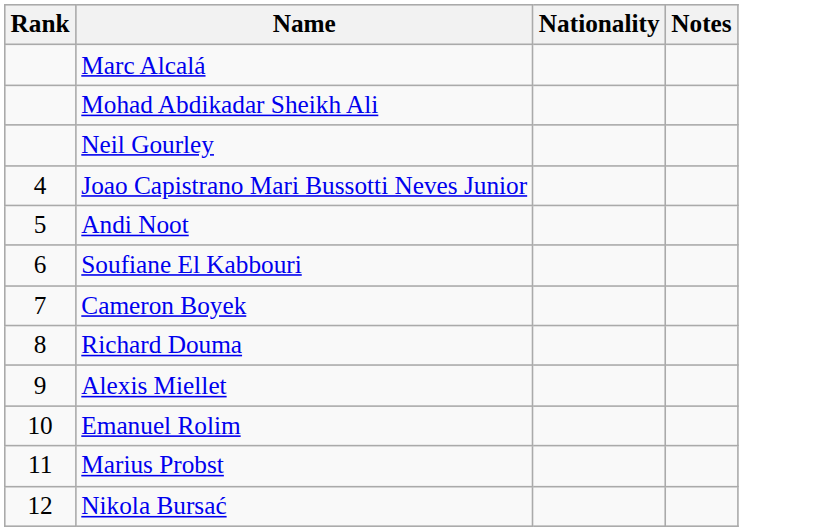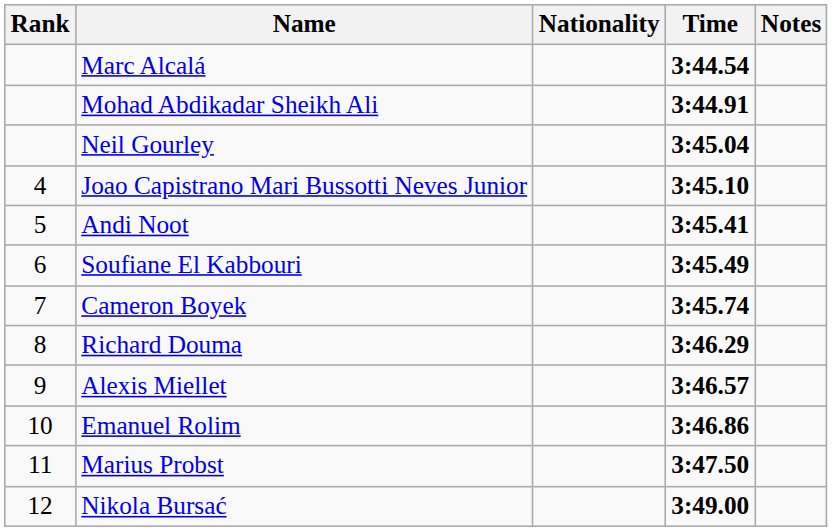+ column: (710, 24)
